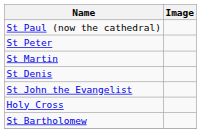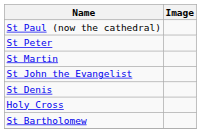rows swapped: (29, 74) <-> (69, 89)
